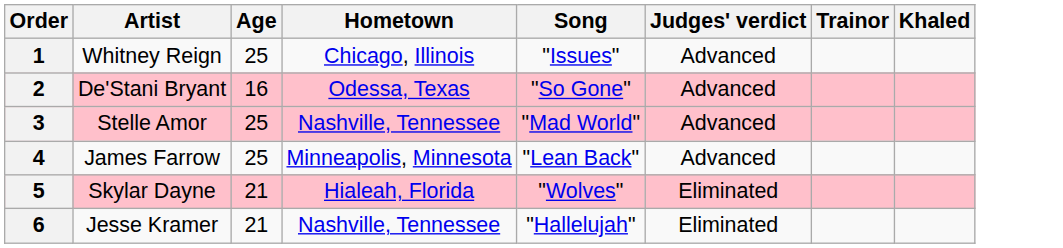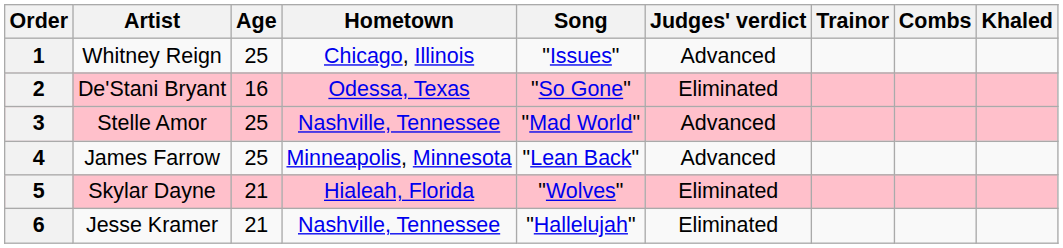+ column: (935, 21)
(728, 89) Advanced -> (728, 89) Eliminated
